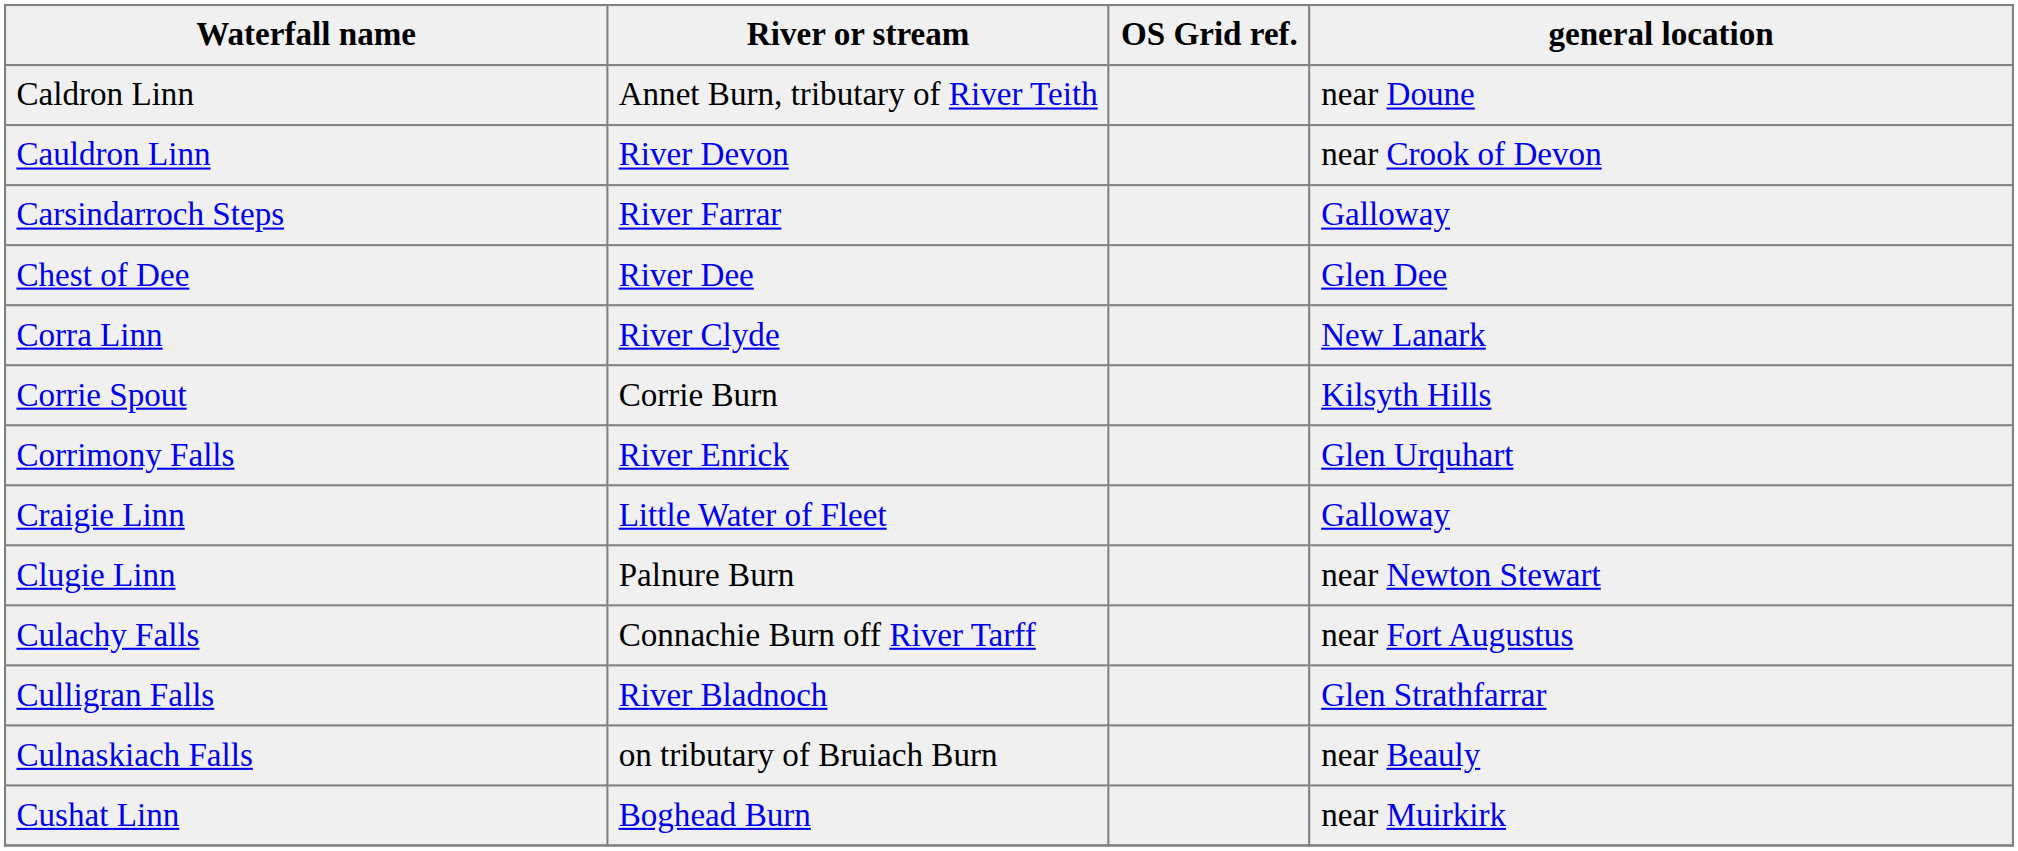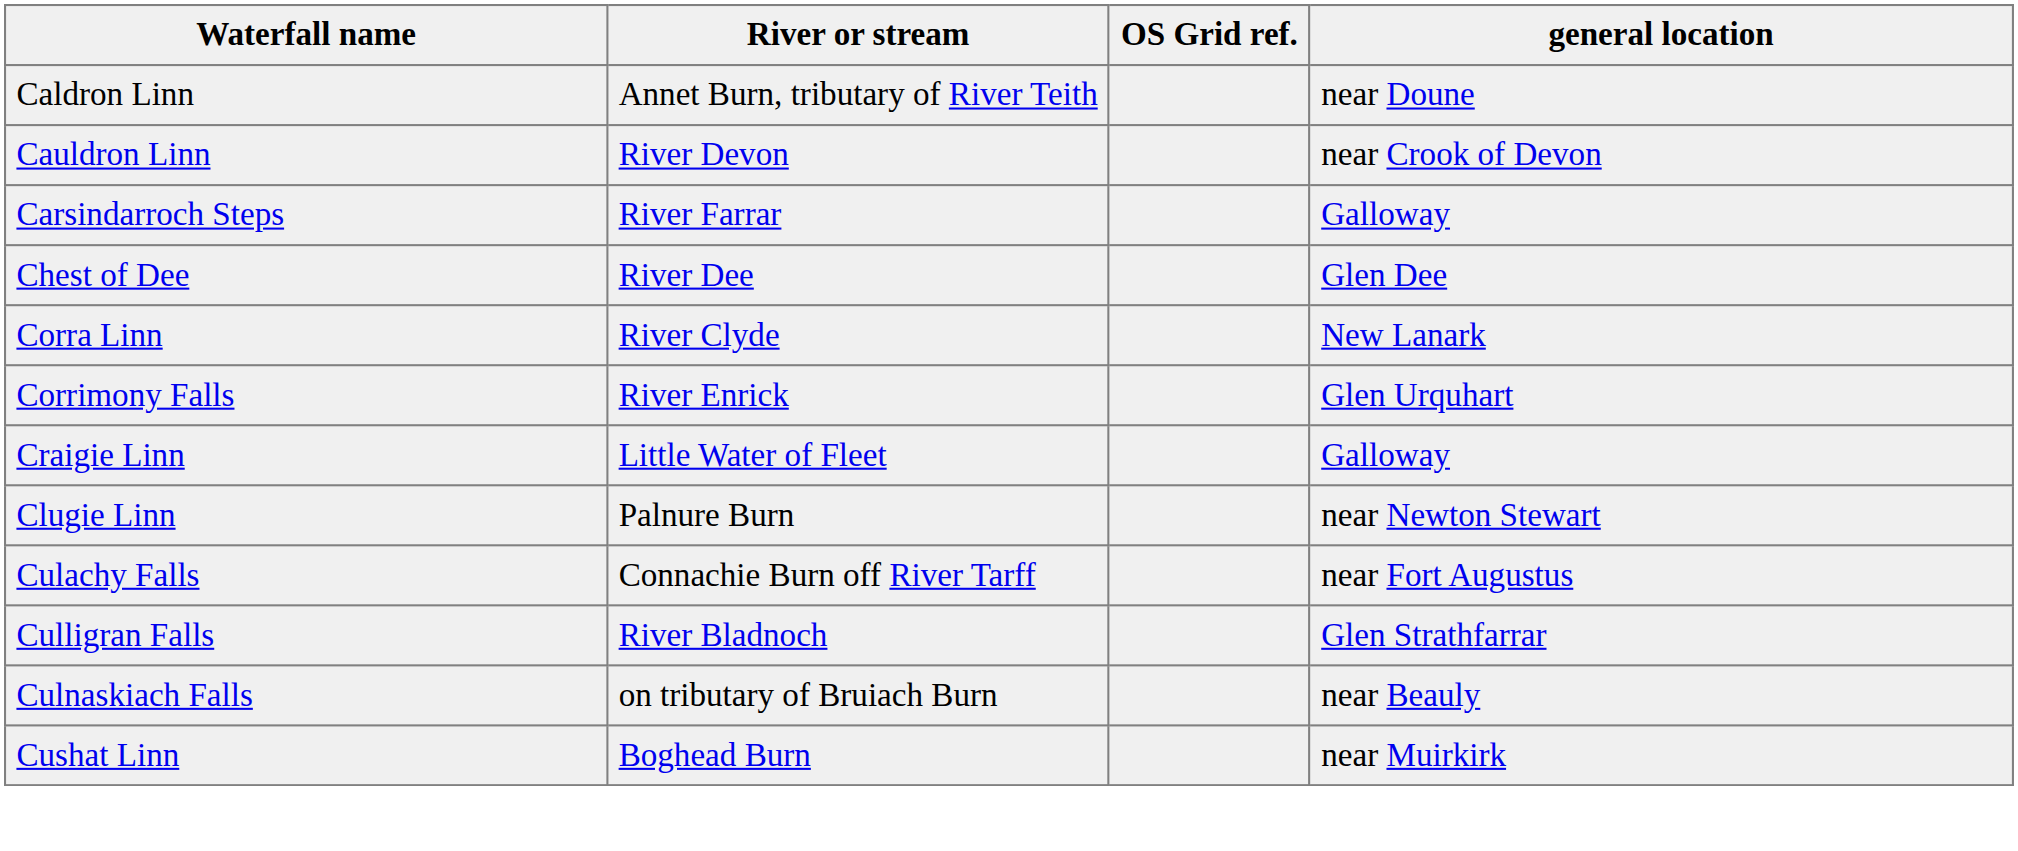- row: (102, 394)
